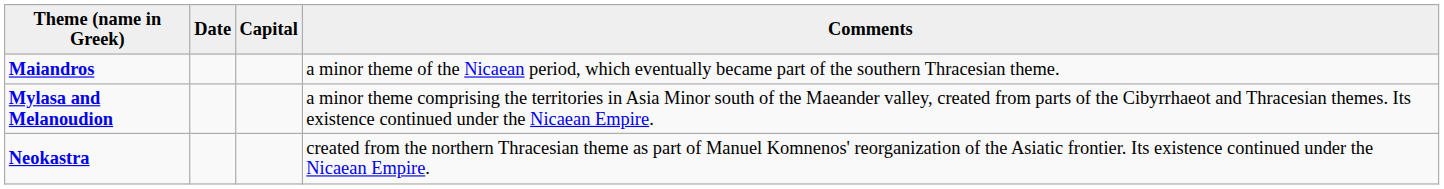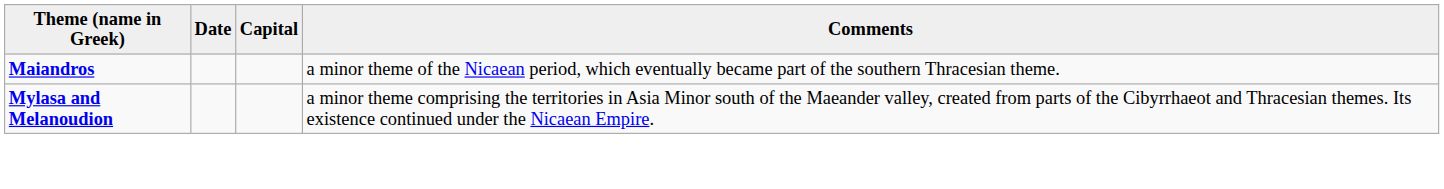- row: (49, 158)
